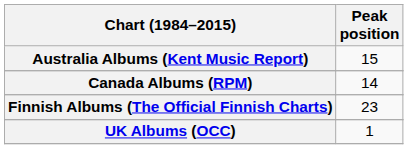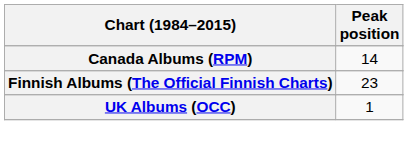- row: (170, 58)
